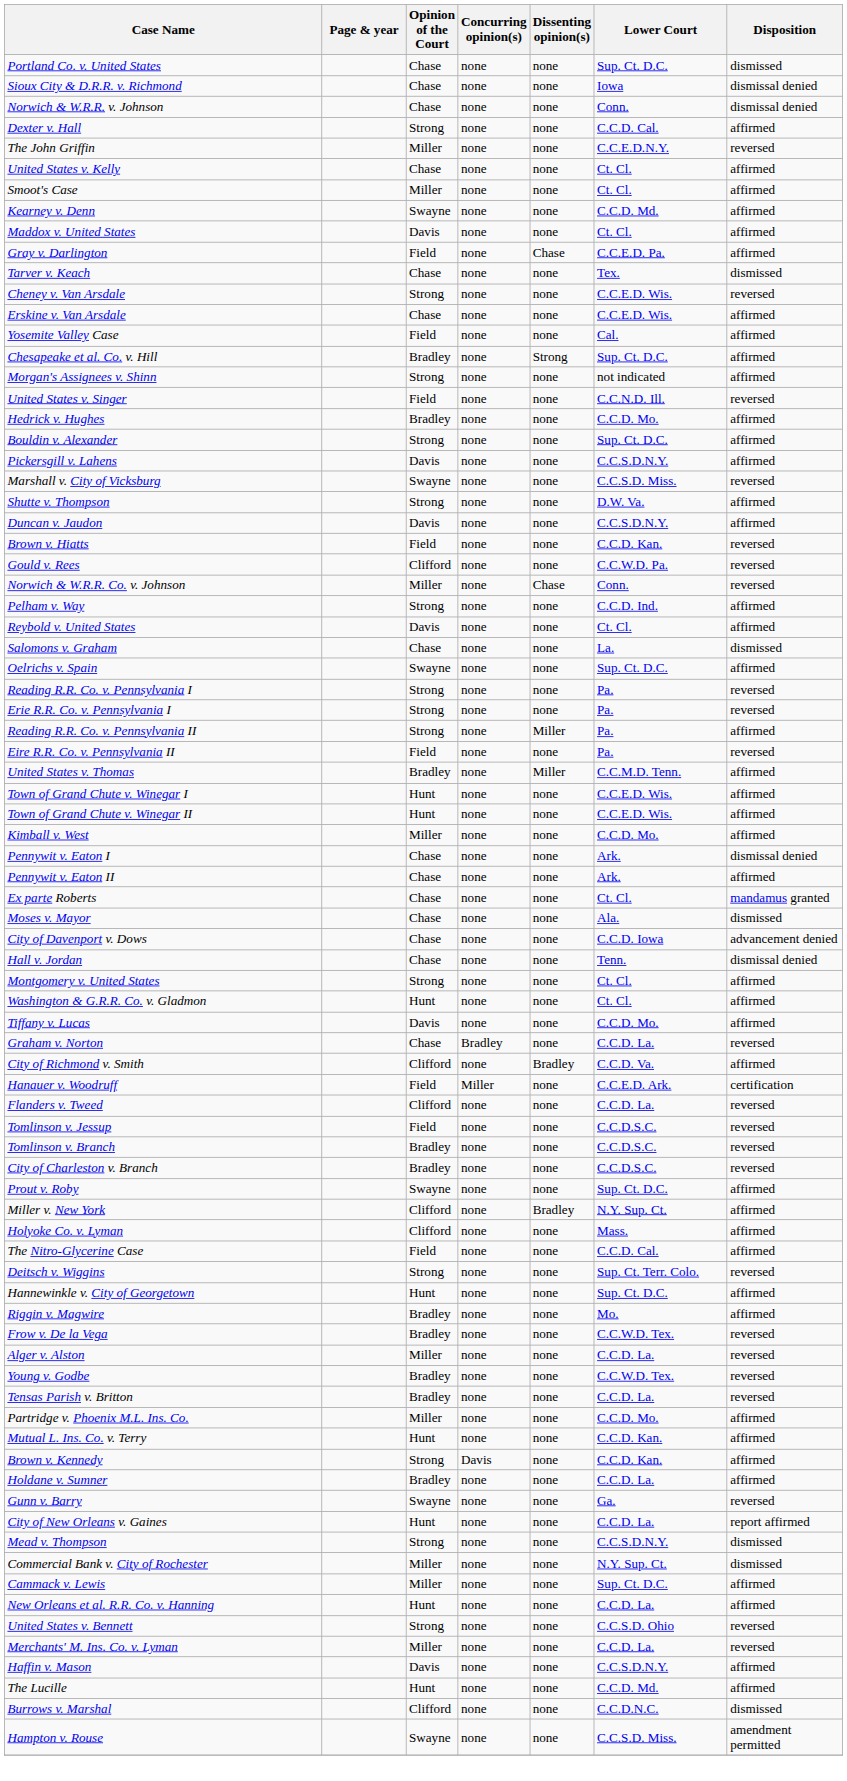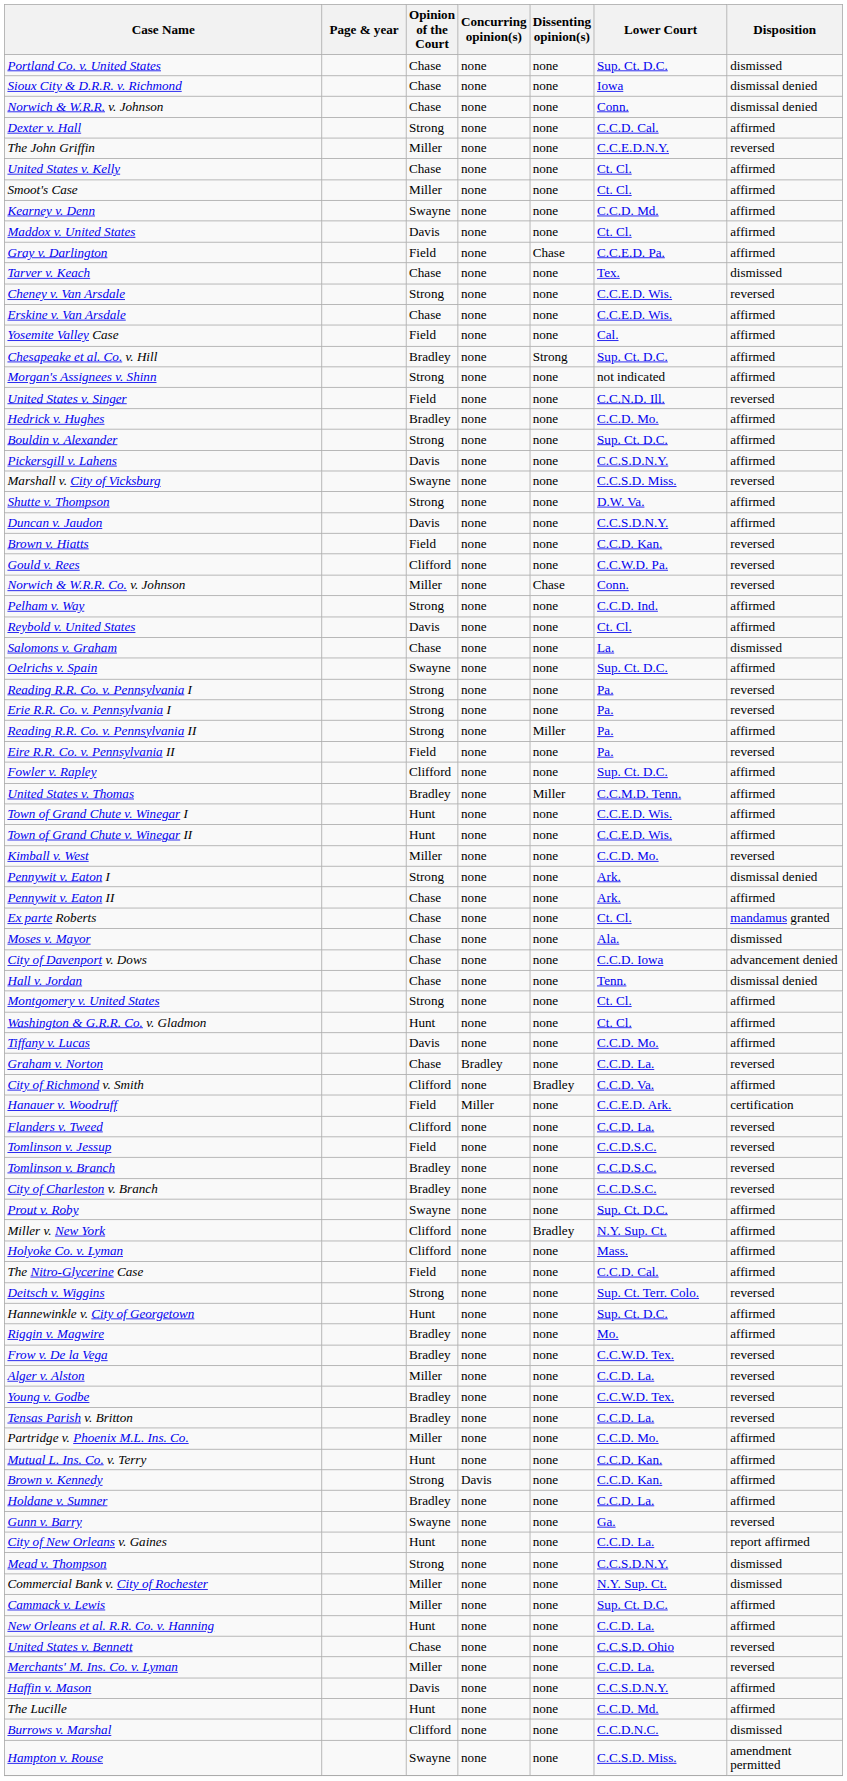+ row: (52, 772)
(753, 835) affirmed -> (752, 855) reversed
(425, 855) Chase -> (427, 876) Strong
(427, 1625) Strong -> (425, 1646) Chase
